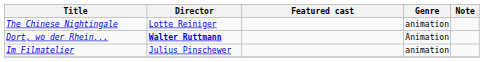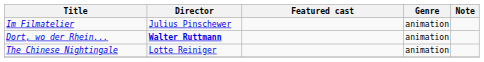rows swapped: (62, 24) <-> (40, 50)
(427, 37) Animation -> (427, 37) animation
